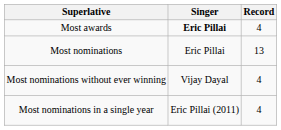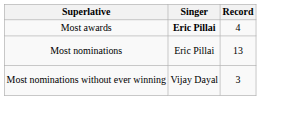(259, 80) 4 -> (238, 80) 3
- row: (86, 110)
